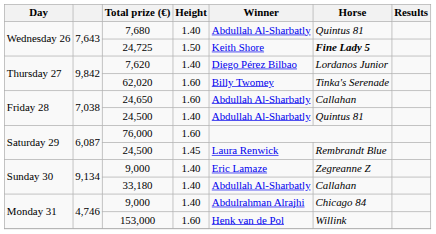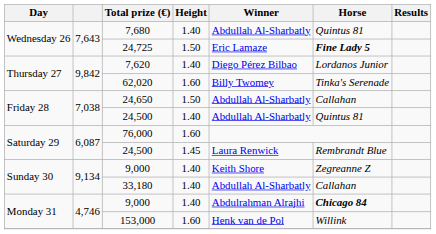(238, 47) Keith Shore -> (239, 47) Eric Lamaze
(191, 99) 1.60 -> (191, 99) 1.50
(239, 168) Eric Lamaze -> (238, 168) Keith Shore
(341, 202) normal -> (341, 202) bold
